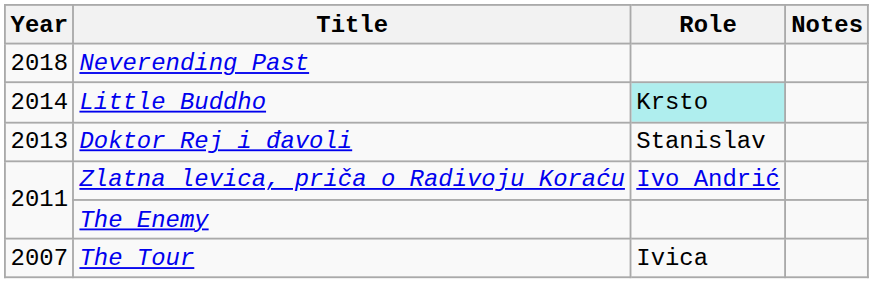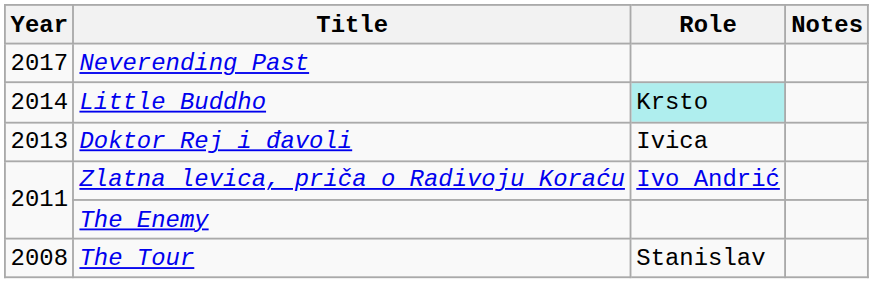(39, 63) 2018 -> (39, 63) 2017
(701, 141) Stanislav -> (672, 141) Ivica
(39, 258) 2007 -> (39, 258) 2008
(672, 258) Ivica -> (701, 258) Stanislav
